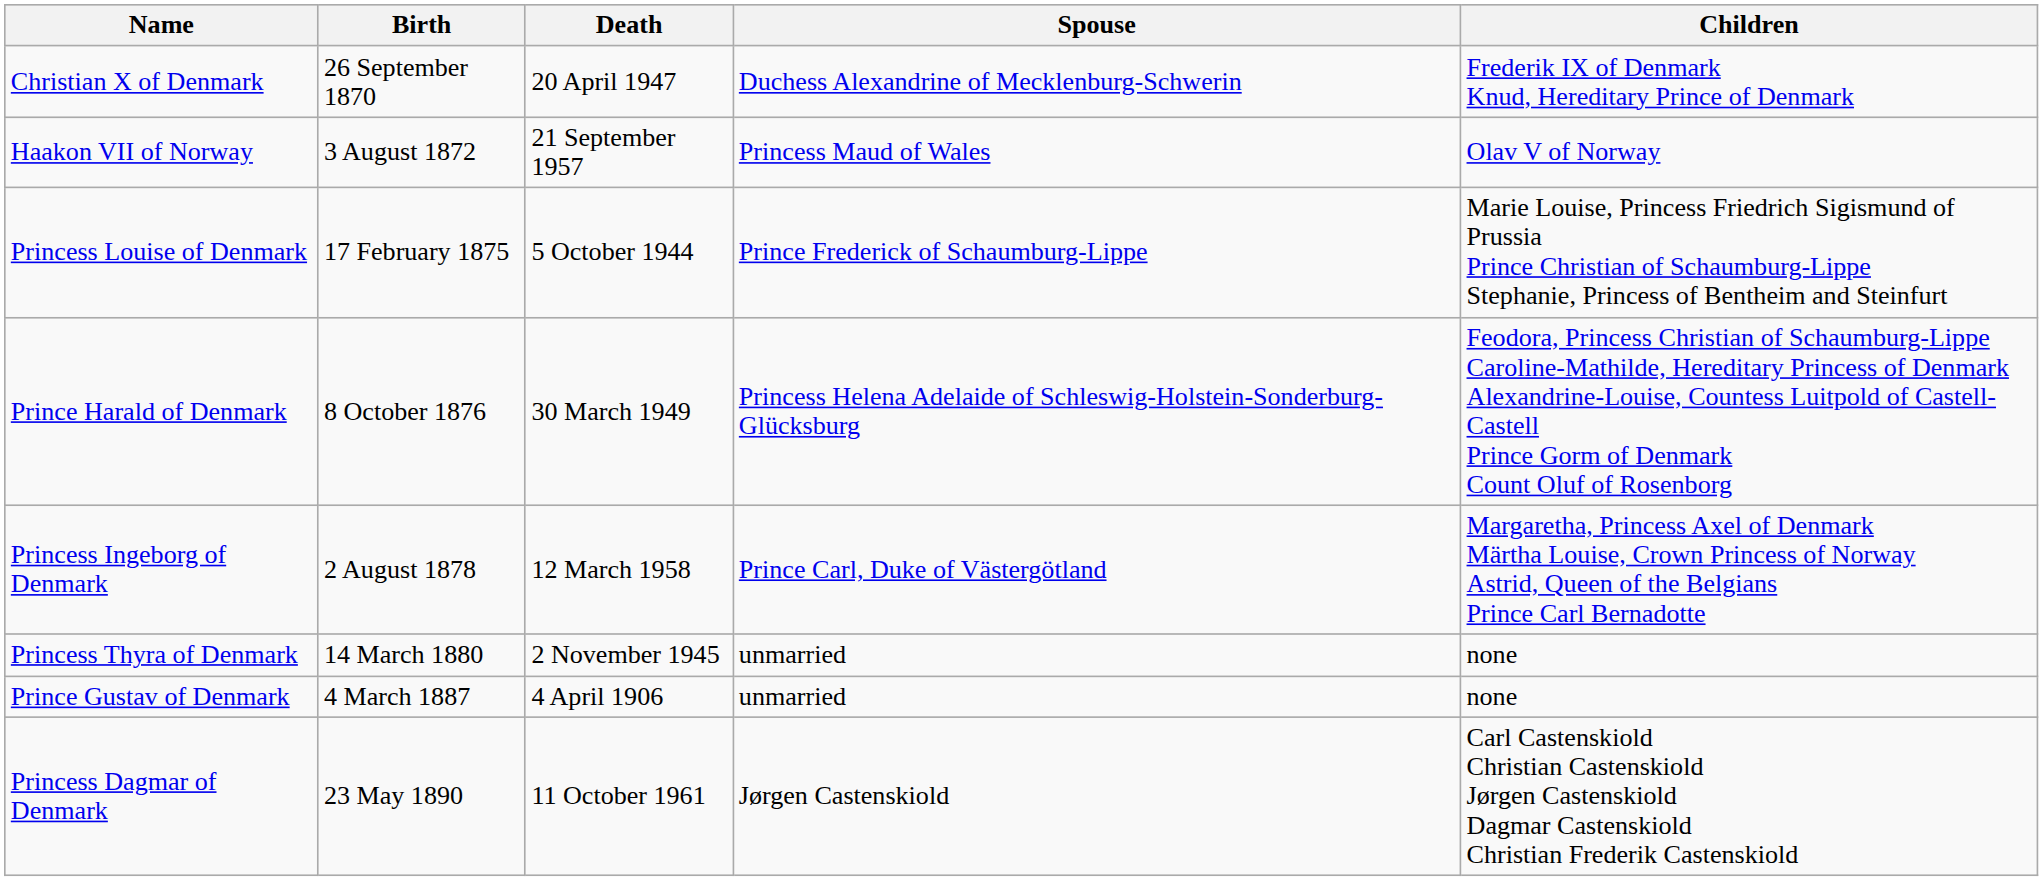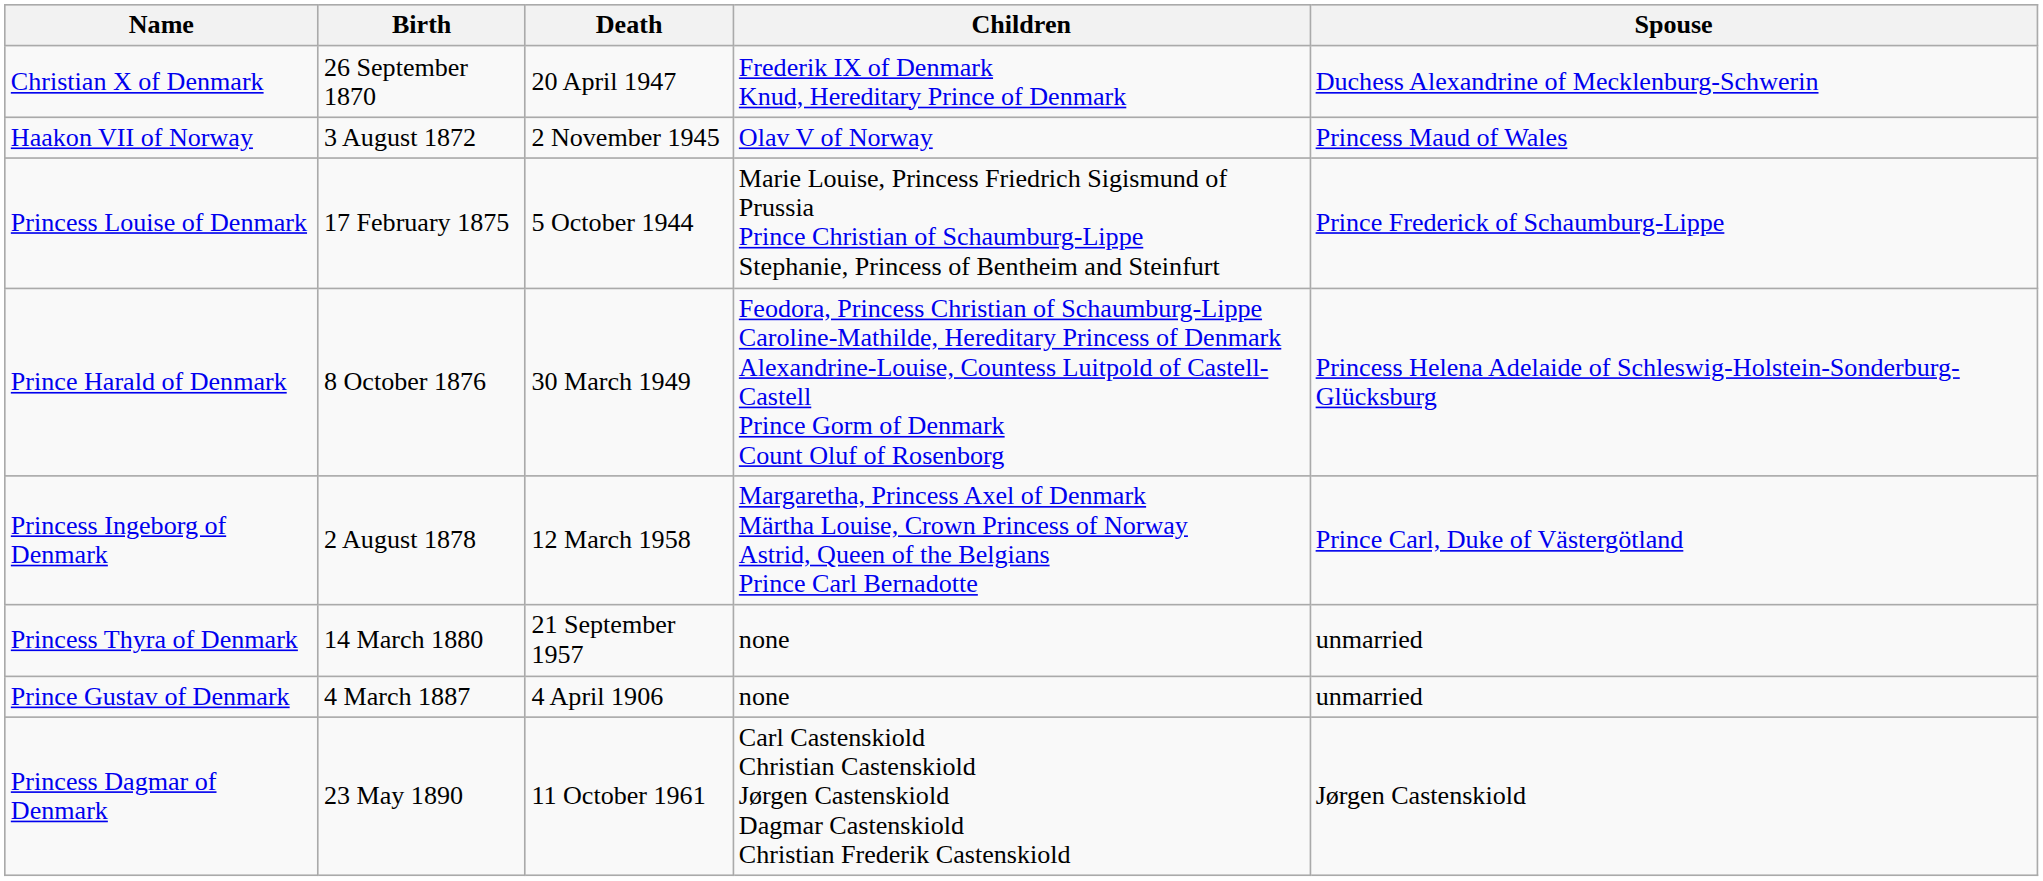columns swapped: (1097, 25) <-> (1749, 25)
(603, 151) 21 September 1957 -> (626, 137) 2 November 1945
(626, 654) 2 November 1945 -> (603, 640) 21 September 1957
